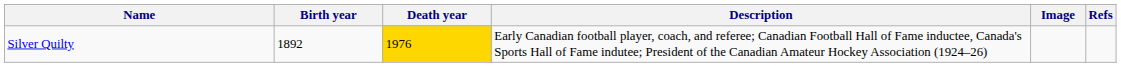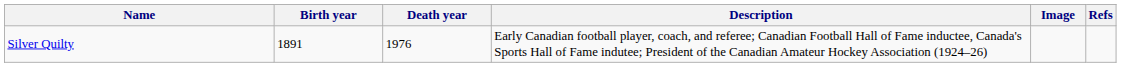(290, 44) 1892 -> (290, 44) 1891
(398, 44) gold background -> (398, 44) no background
